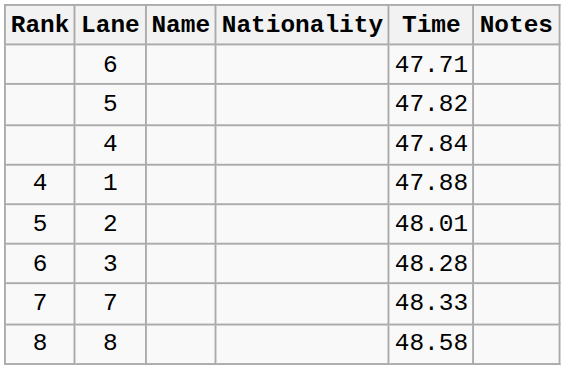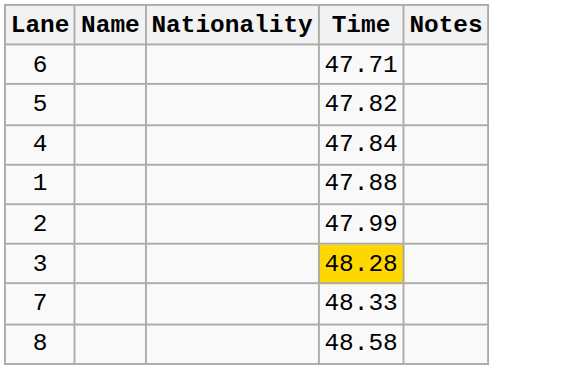- column: (40, 25)
(431, 224) 48.01 -> (361, 224) 47.99
(431, 264) no background -> (361, 264) gold background
